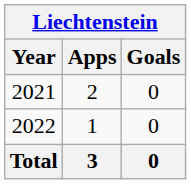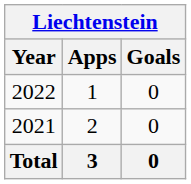rows swapped: (34, 91) <-> (34, 126)
